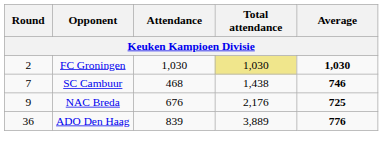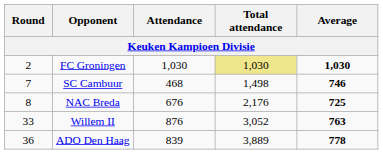(256, 83) 1,438 -> (256, 83) 1,498
(28, 102) 9 -> (28, 102) 8
+ row: (93, 121)
(337, 121) 776 -> (337, 140) 778
